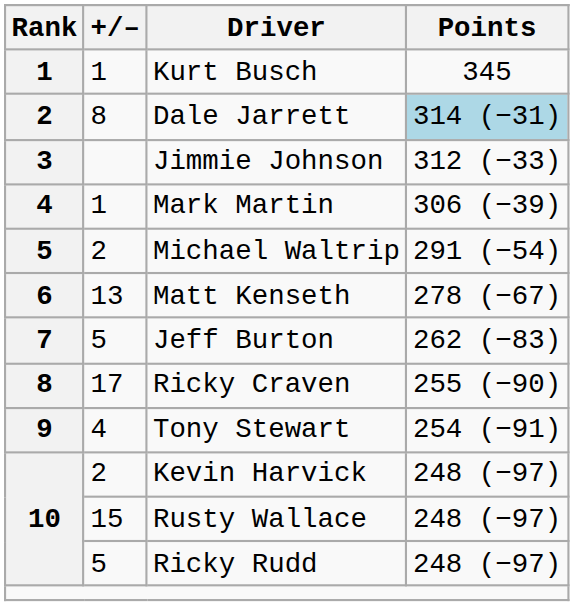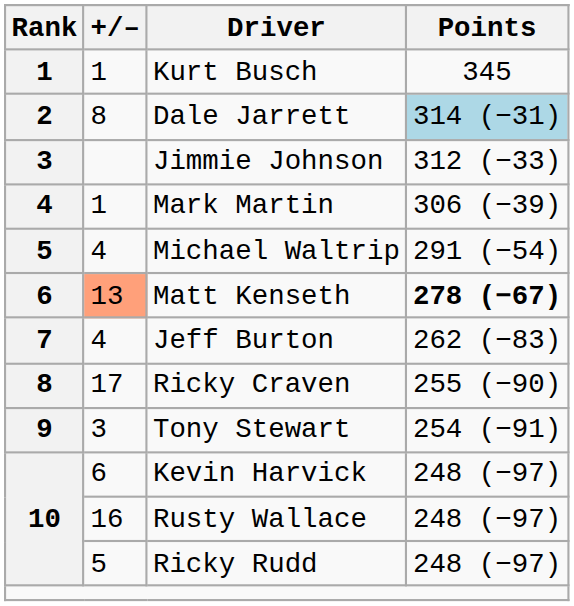(99, 251) 2 -> (99, 251) 4
(107, 296) no background -> (107, 296) lightsalmon background
(487, 296) normal -> (487, 296) bold
(99, 340) 5 -> (99, 340) 4
(99, 430) 4 -> (99, 430) 3
(99, 474) 2 -> (99, 474) 6
(107, 519) 15 -> (107, 519) 16
